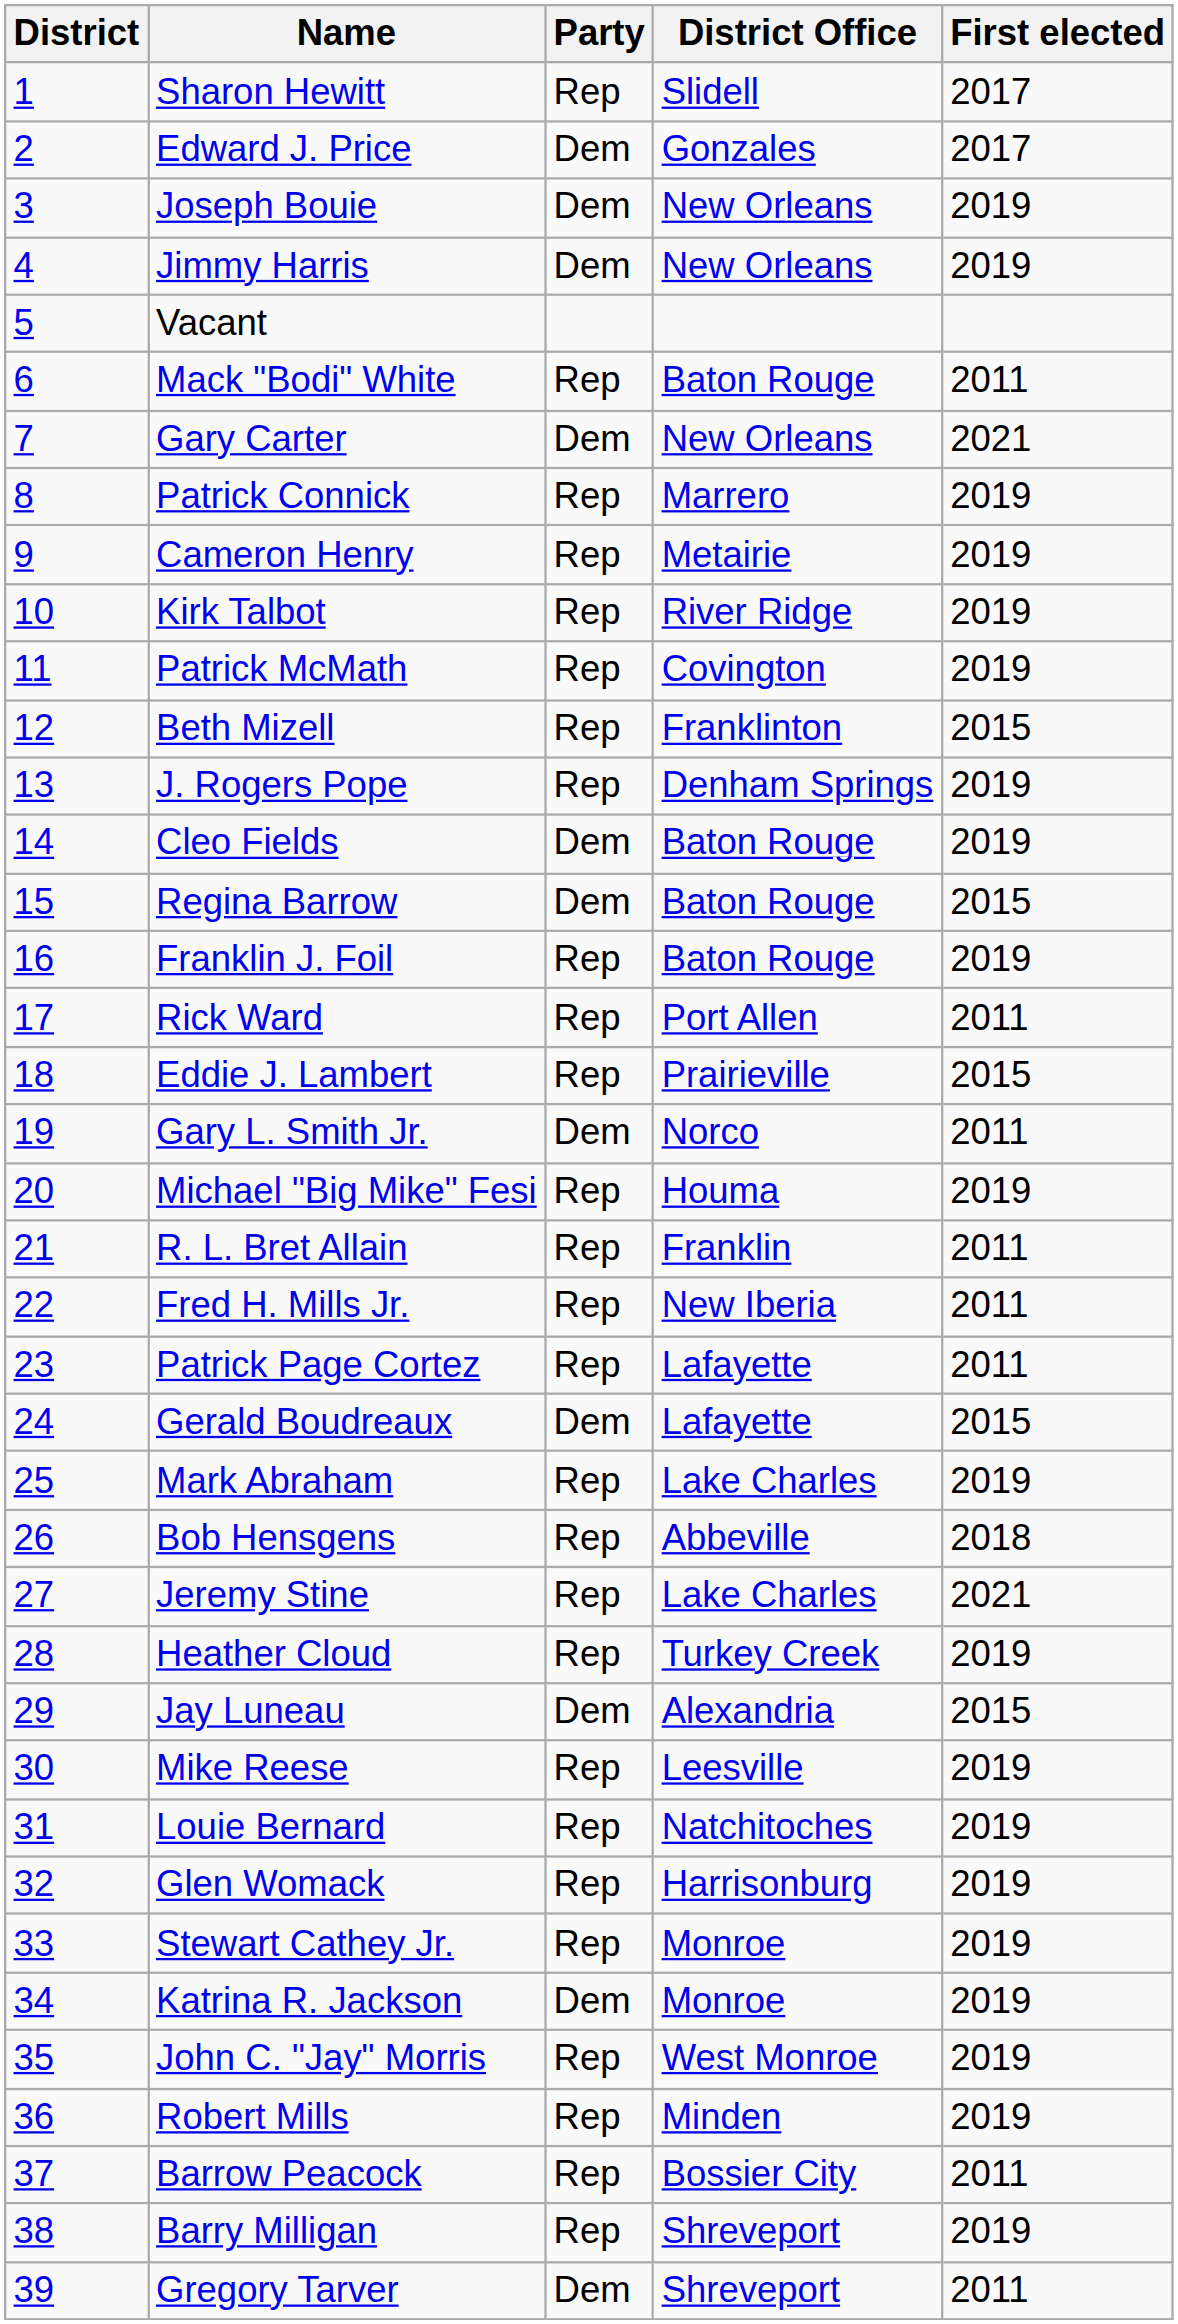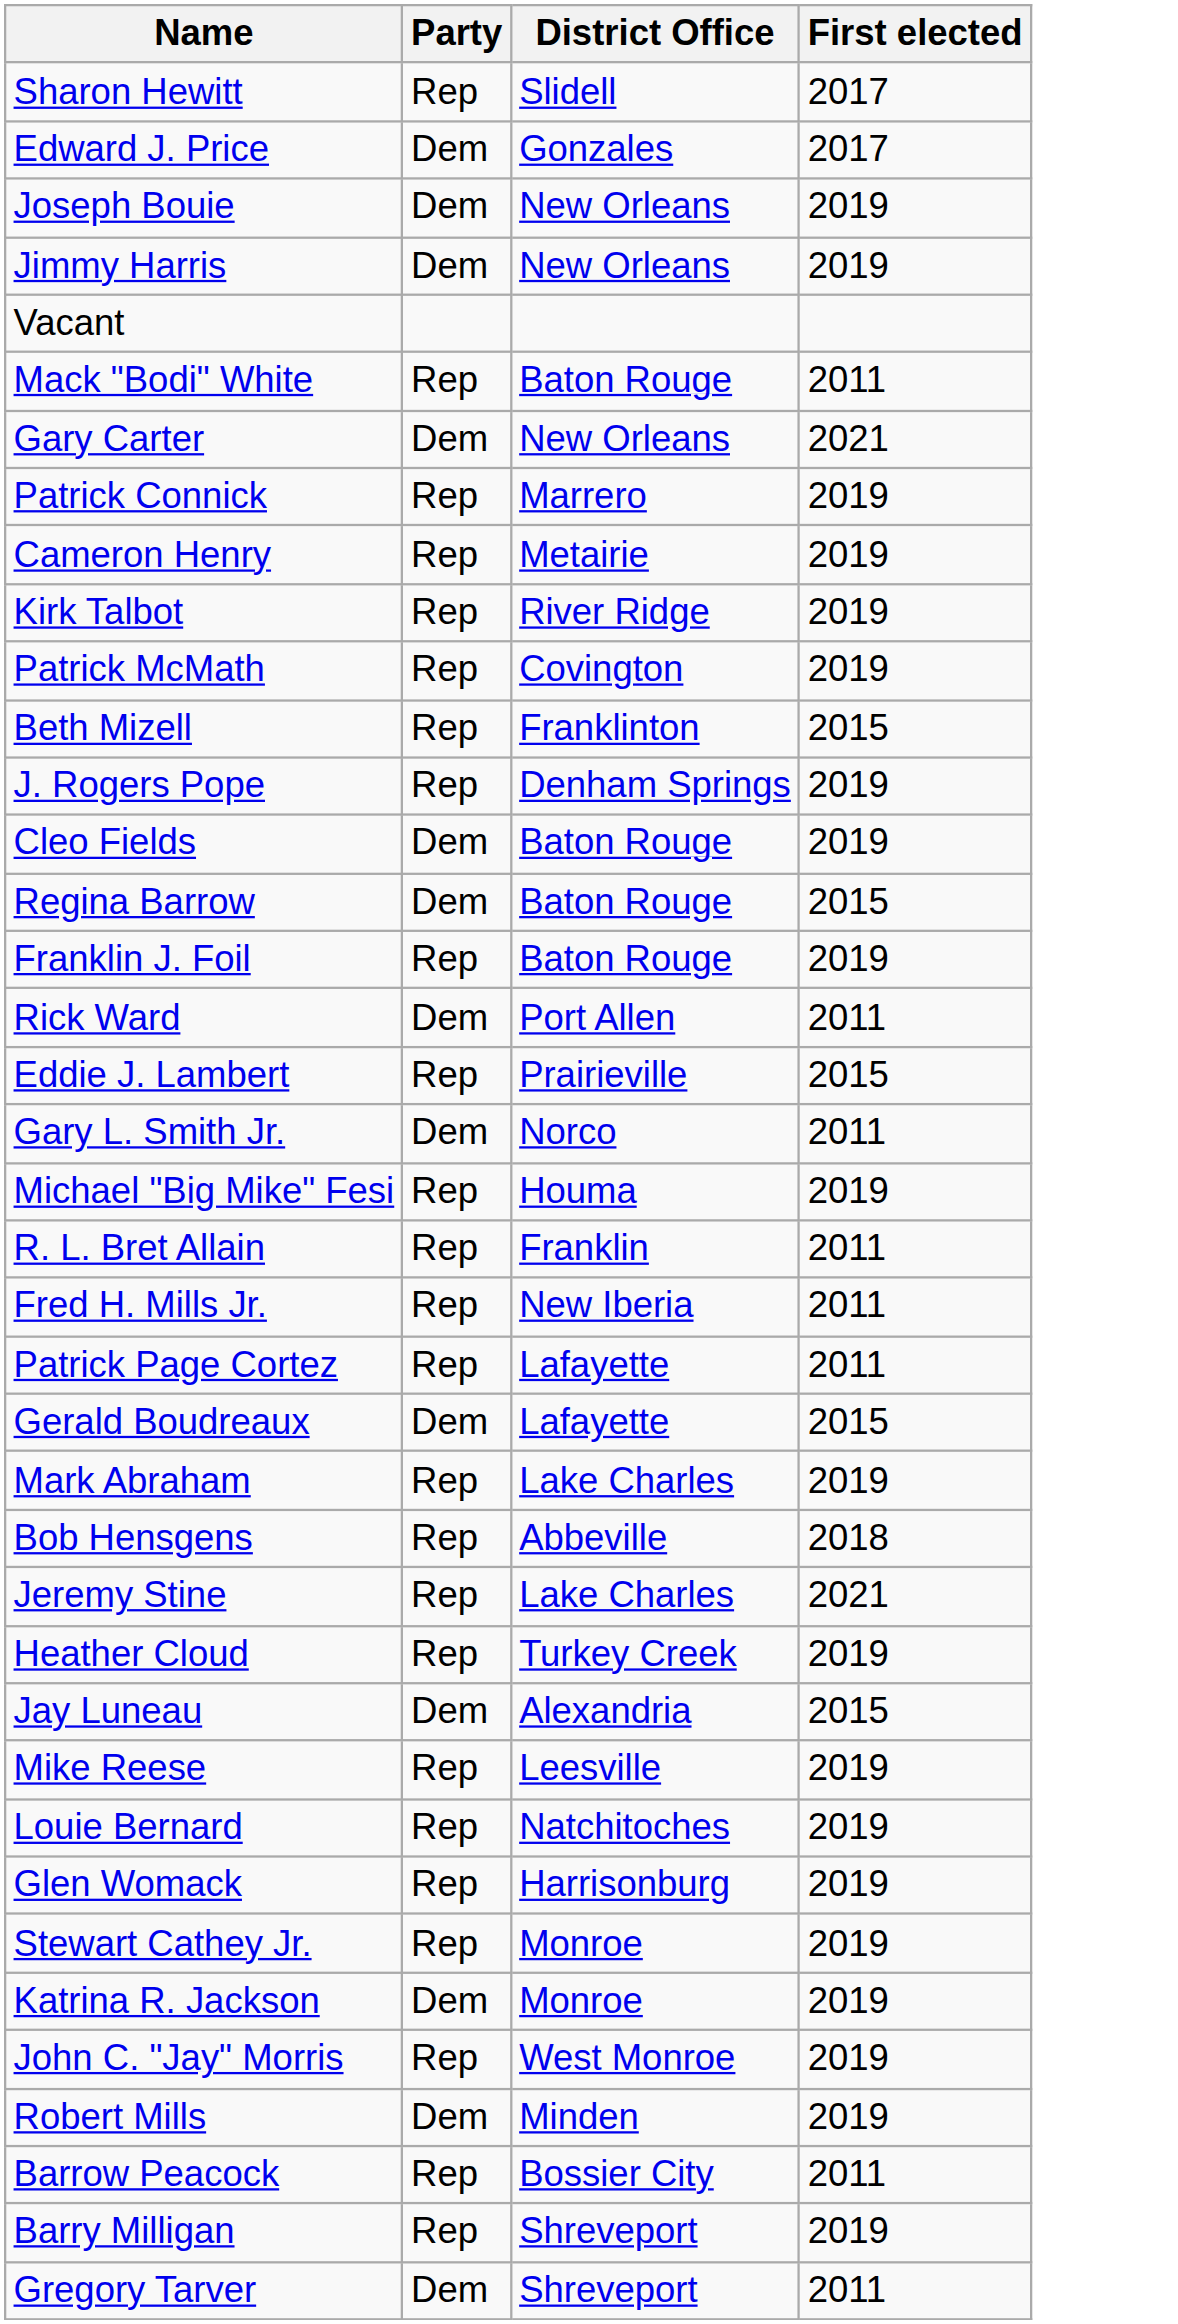- column: (76, 33)
(587, 1016) Rep -> (450, 1016) Dem
(587, 2116) Rep -> (450, 2116) Dem
